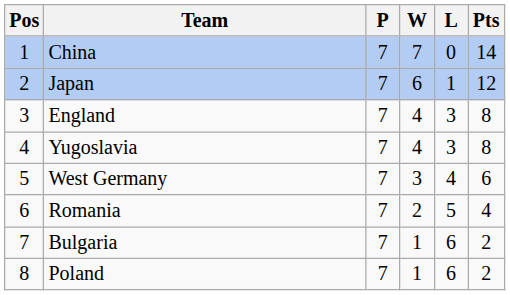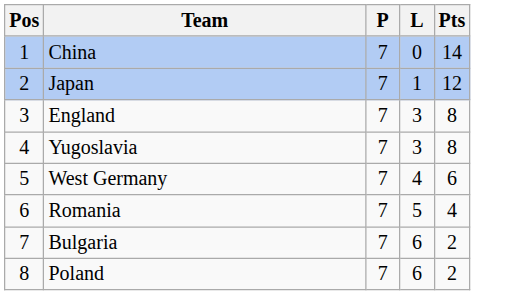- column: (417, 20)
